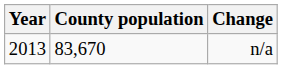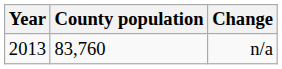(80, 48) 83,670 -> (80, 48) 83,760
